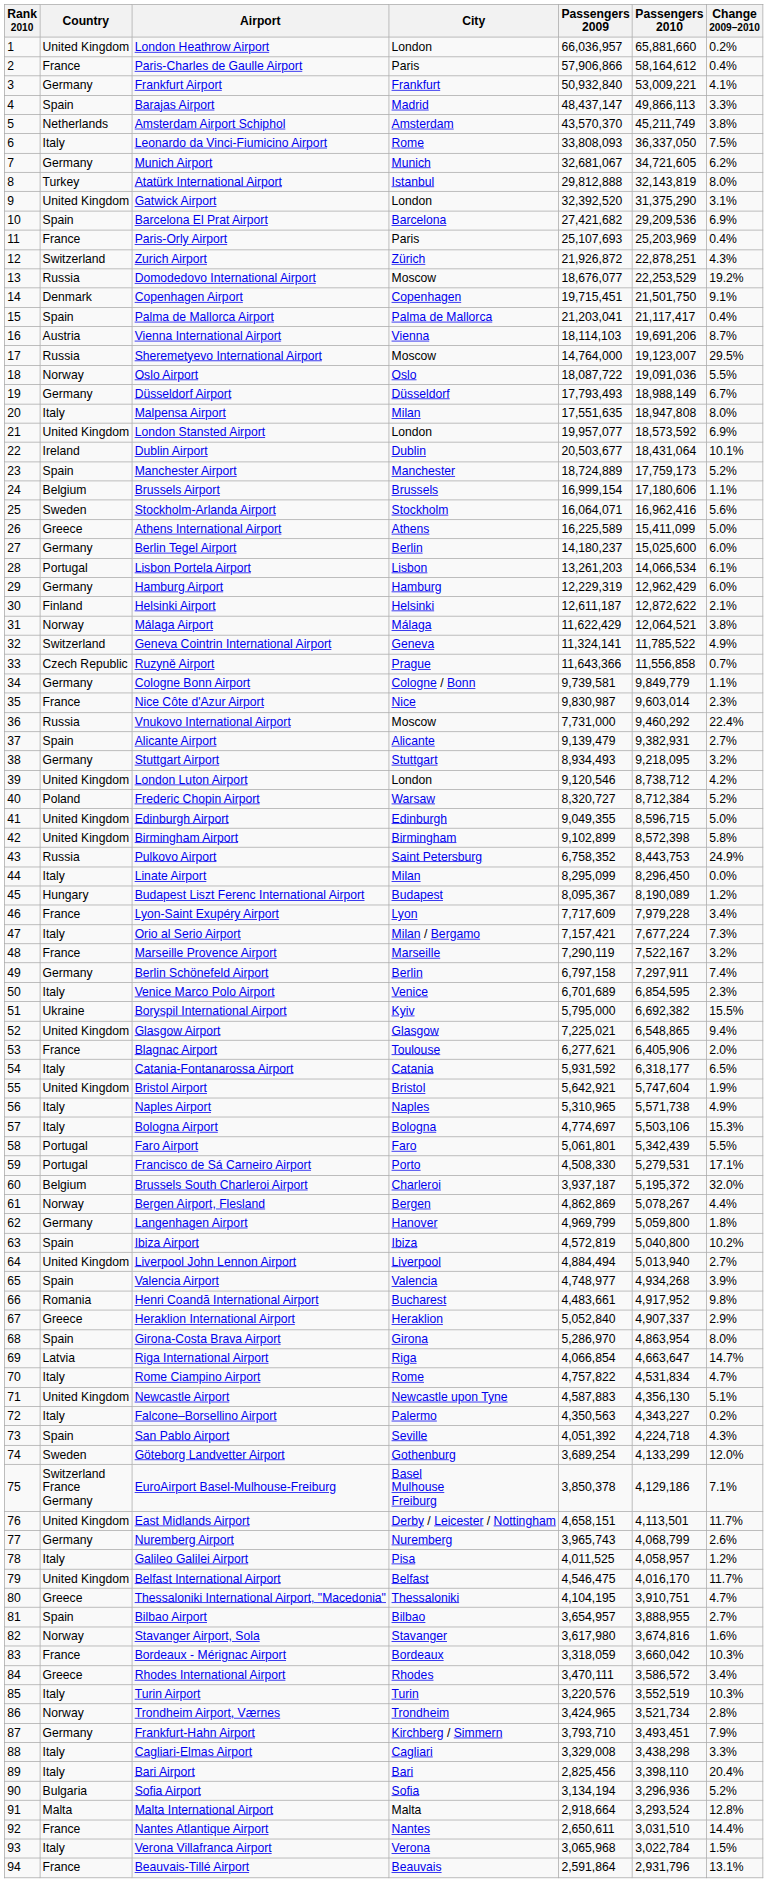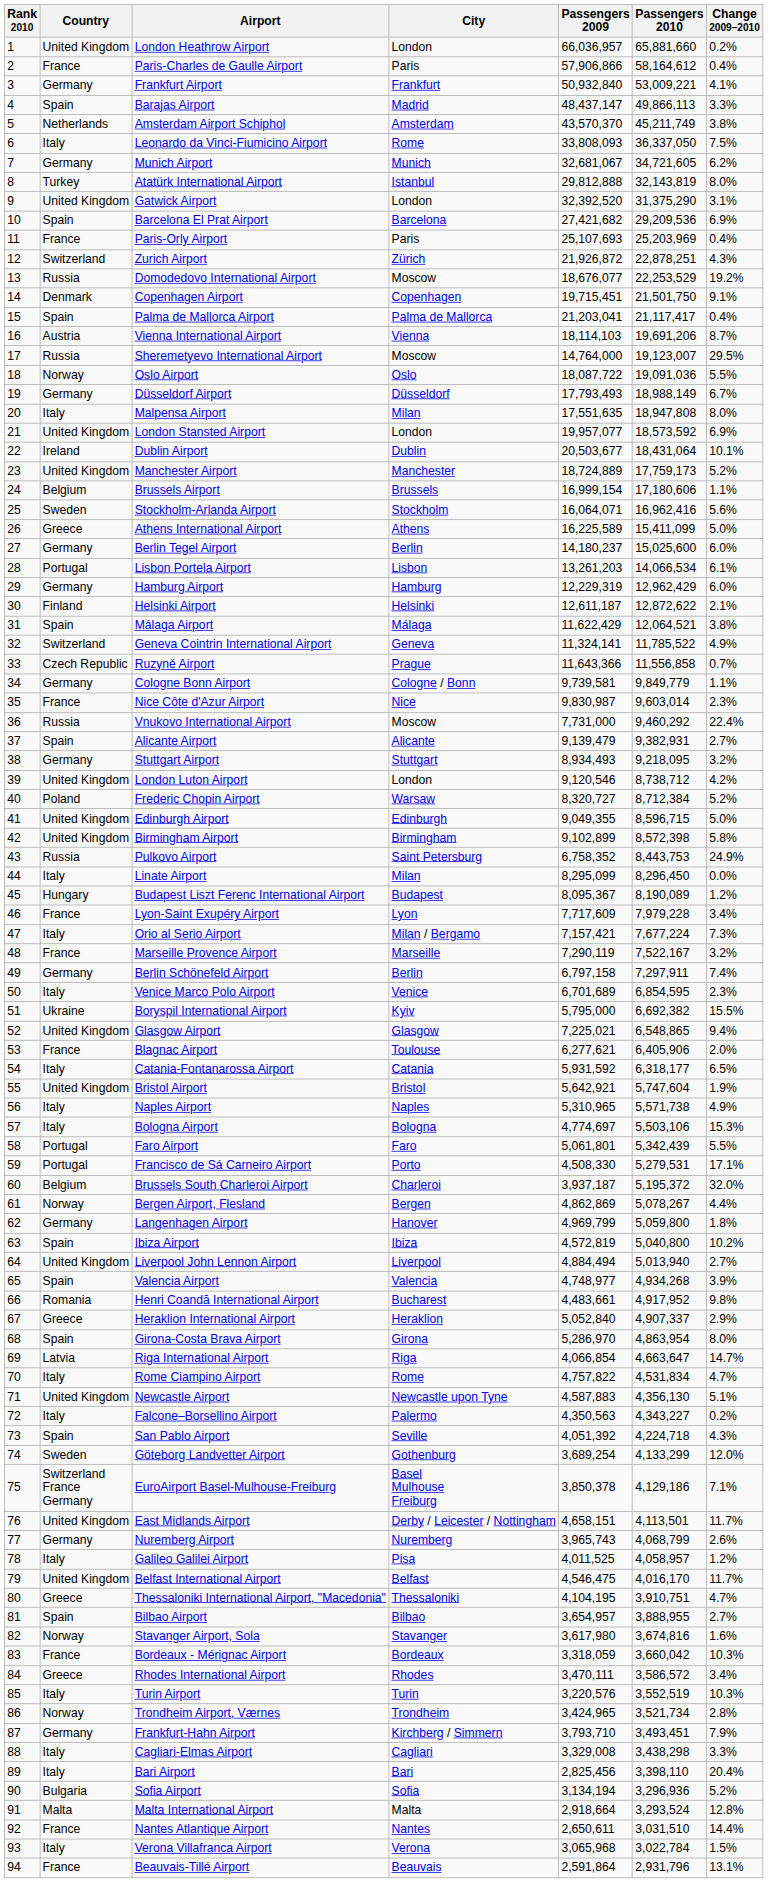(58, 471) Spain -> (86, 471) United Kingdom
(63, 625) Norway -> (58, 625) Spain
